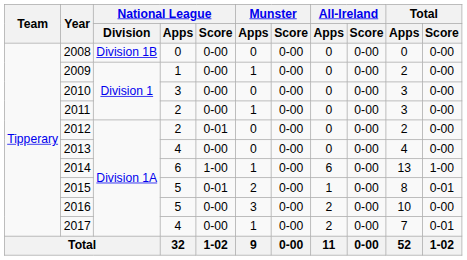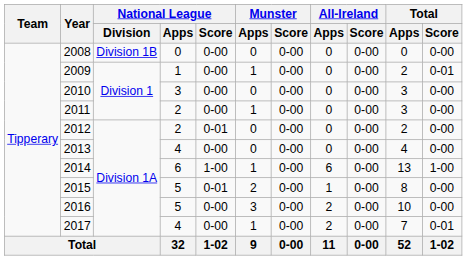(442, 71) 0-00 -> (442, 71) 0-01
(442, 187) 0-01 -> (442, 187) 0-00
